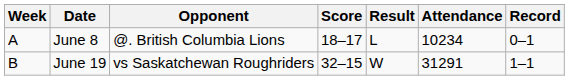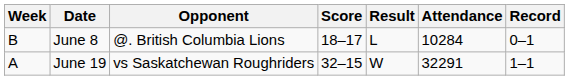(13, 39) A -> (13, 39) B
(442, 39) 10234 -> (442, 39) 10284
(13, 63) B -> (13, 63) A
(442, 63) 31291 -> (442, 63) 32291
